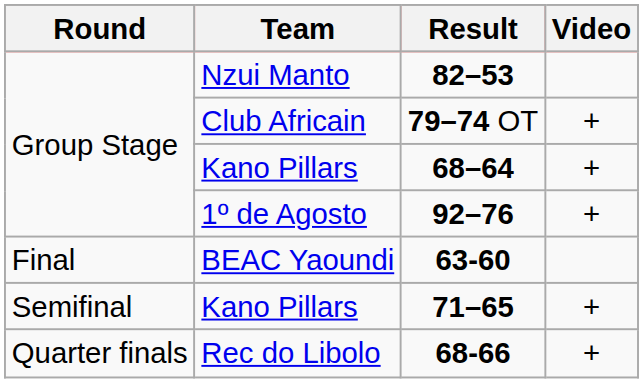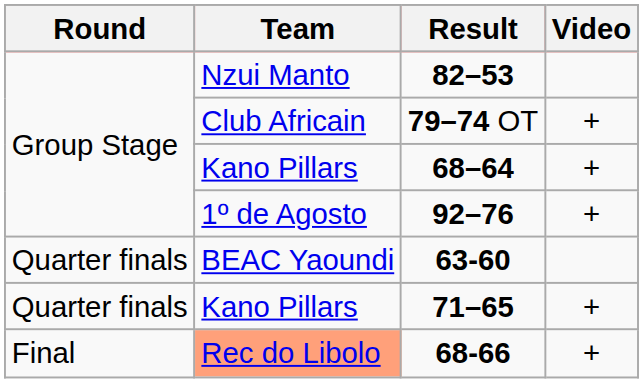(44, 261) Final -> (100, 261) Quarter finals
(72, 307) Semifinal -> (100, 307) Quarter finals
(100, 353) Quarter finals -> (44, 353) Final
(291, 353) no background -> (291, 353) lightsalmon background
